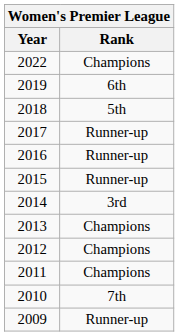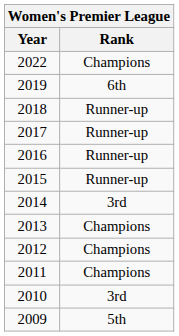(117, 109) 5th -> (117, 109) Runner-up
(117, 296) 7th -> (117, 296) 3rd
(117, 319) Runner-up -> (117, 319) 5th
